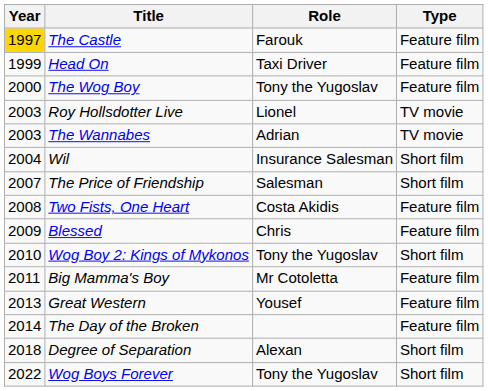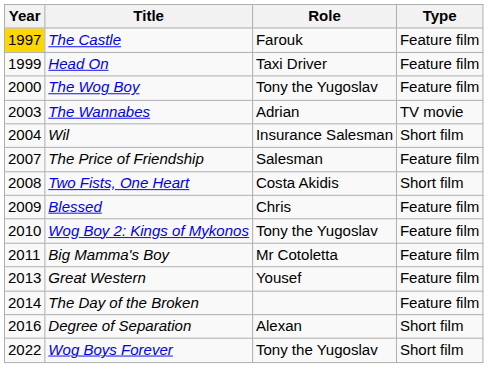- row: (116, 111)
(432, 183) Short film -> (440, 159) Feature film
(440, 207) Feature film -> (432, 183) Short film
(432, 254) Short film -> (440, 231) Feature film
(25, 350) 2018 -> (25, 326) 2016
